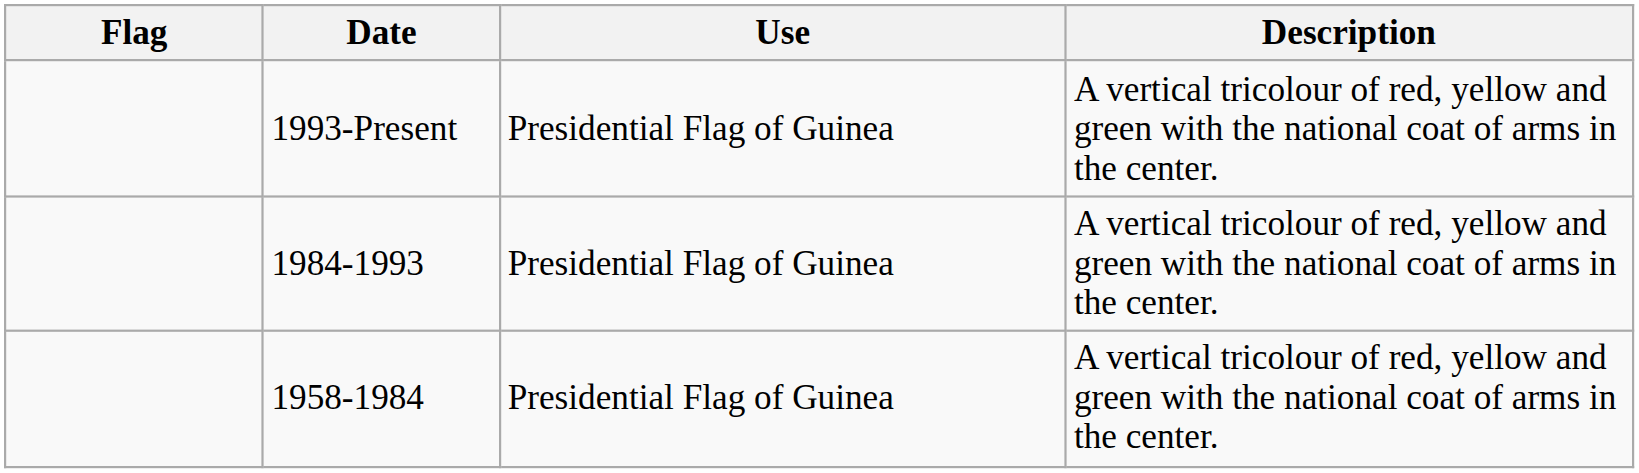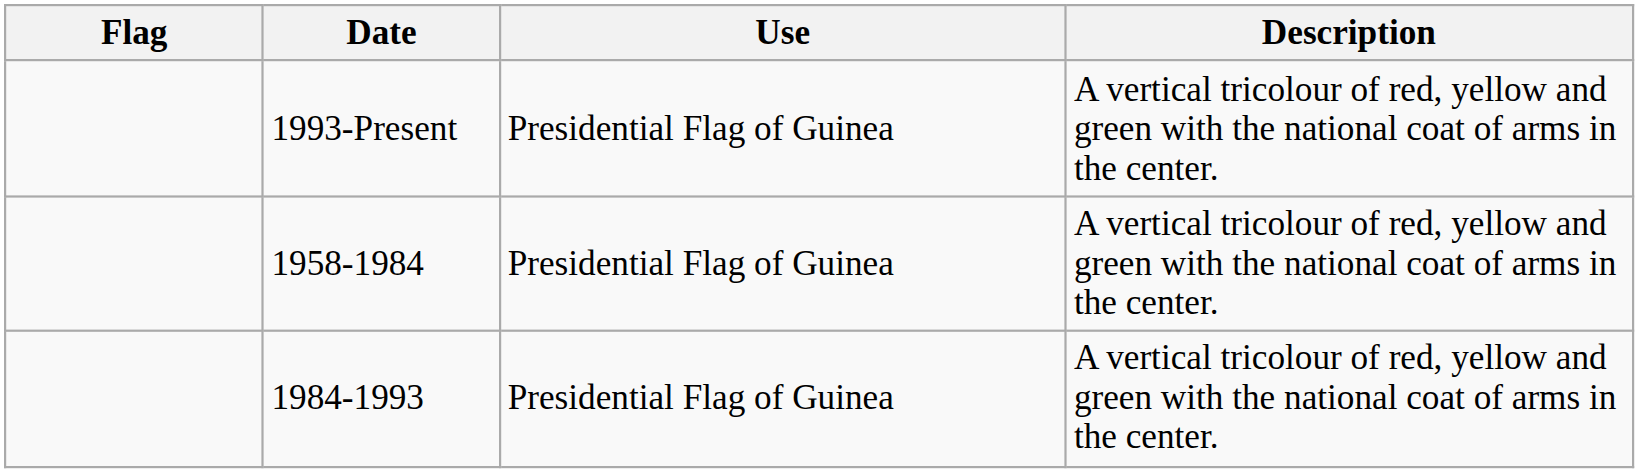rows swapped: (348, 262) <-> (348, 397)
